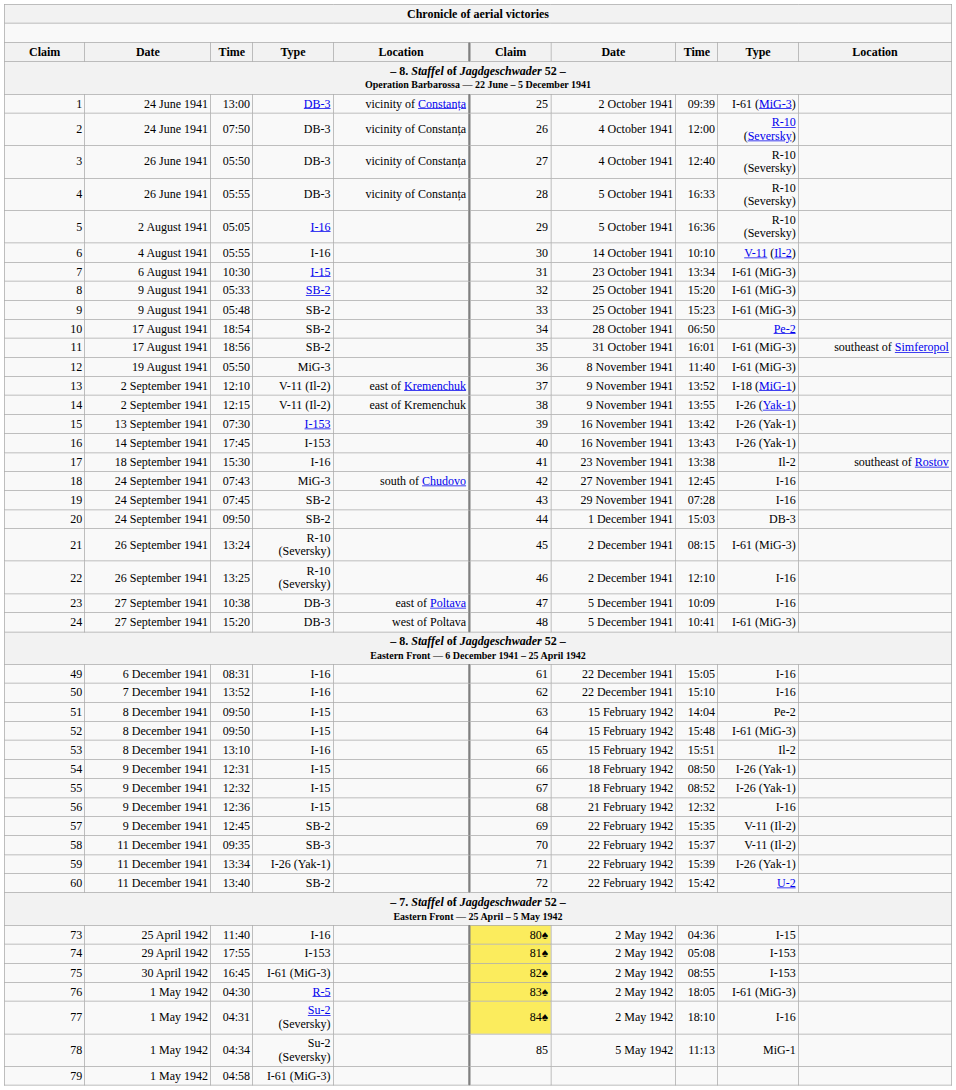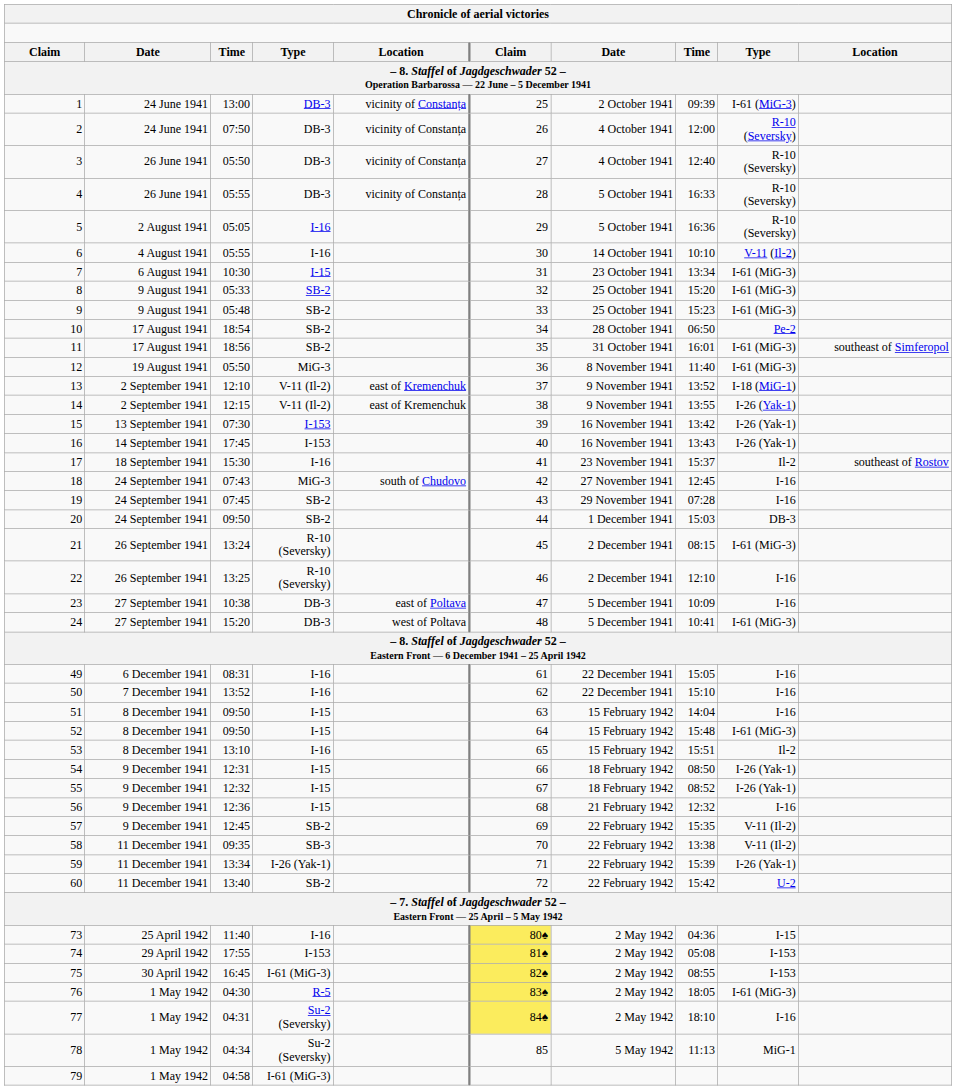(701, 462) 13:38 -> (701, 462) 15:37
(785, 711) Pe-2 -> (786, 711) I-16
(701, 845) 15:37 -> (701, 845) 13:38
